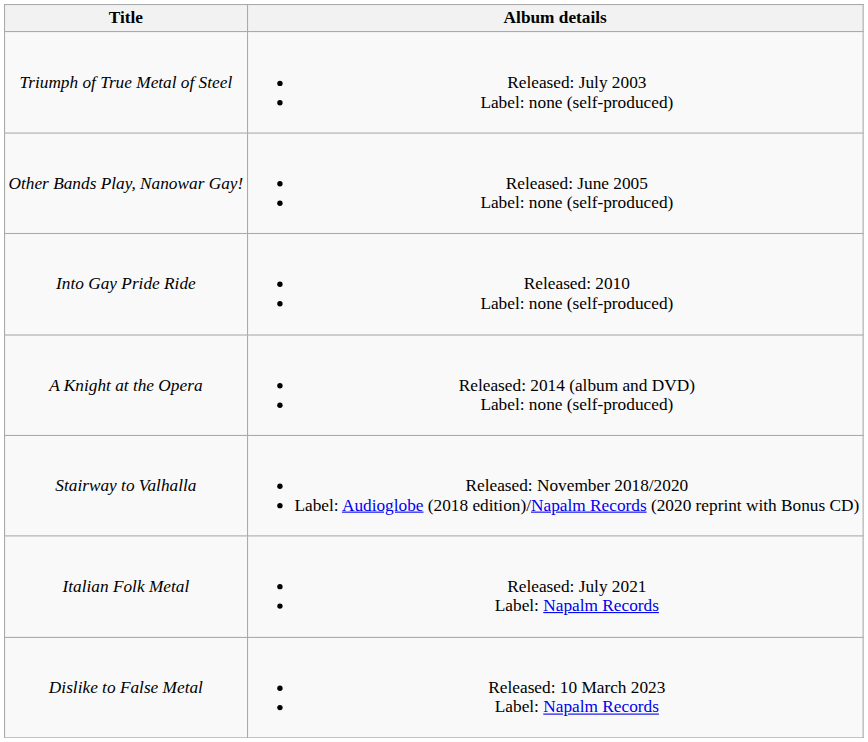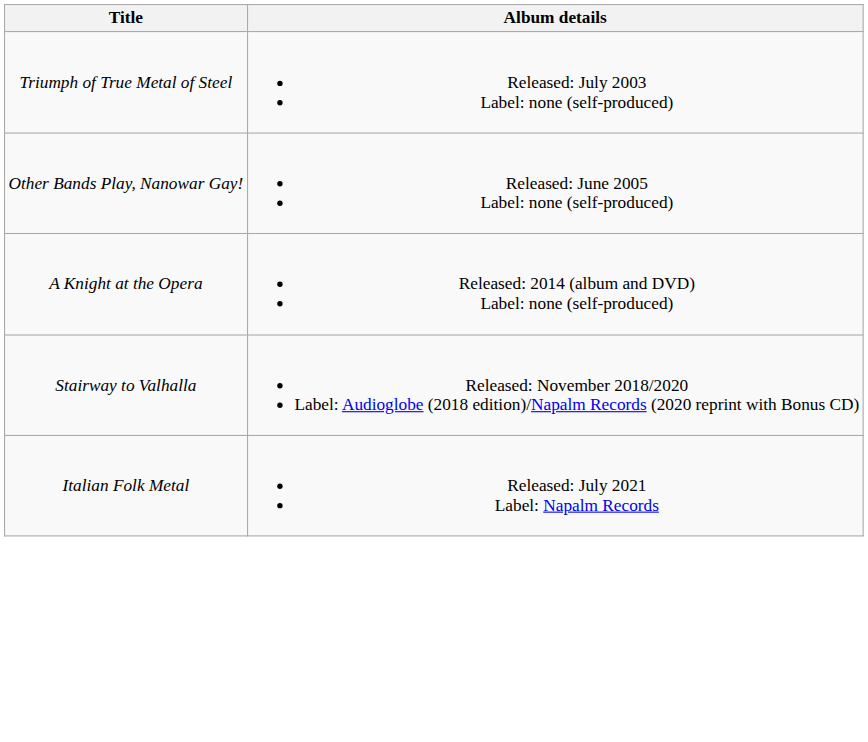- row: (126, 284)
- row: (126, 687)
